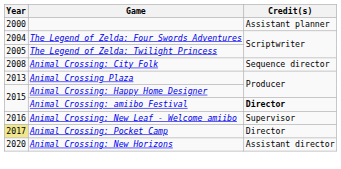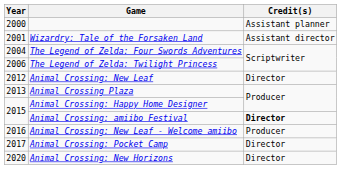+ row: (116, 38)
(16, 51) 2005 -> (16, 64) 2006
- row: (94, 64)
+ row: (92, 78)
(270, 118) Supervisor -> (266, 131) Producer
(16, 131) khaki background -> (16, 144) no background
(290, 144) Assistant director -> (266, 158) Director
